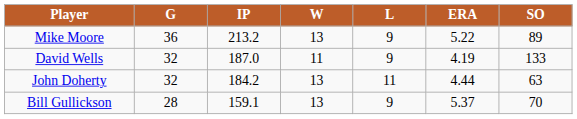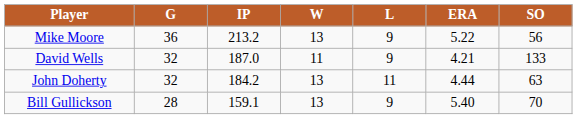(536, 37) 89 -> (536, 37) 56
(463, 59) 4.19 -> (463, 59) 4.21
(463, 102) 5.37 -> (463, 102) 5.40
